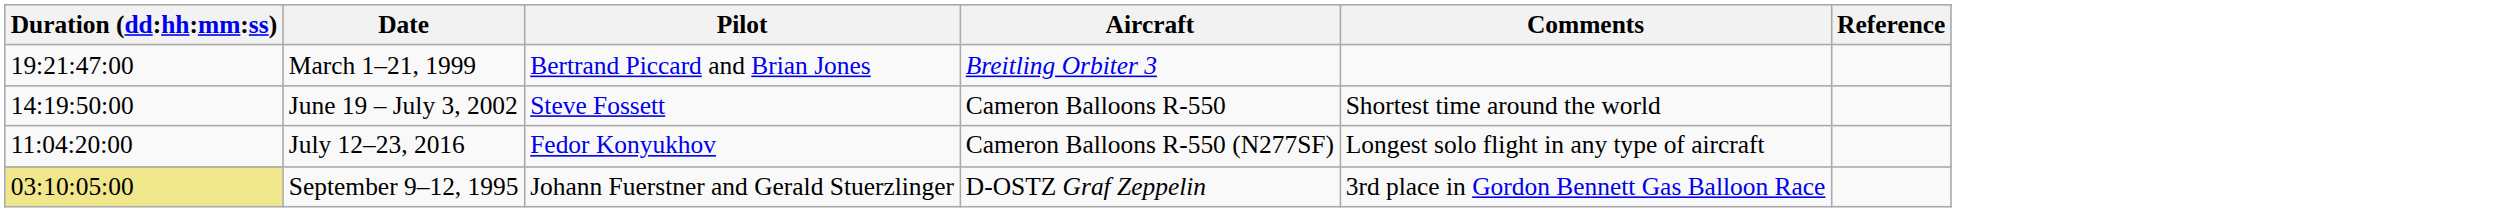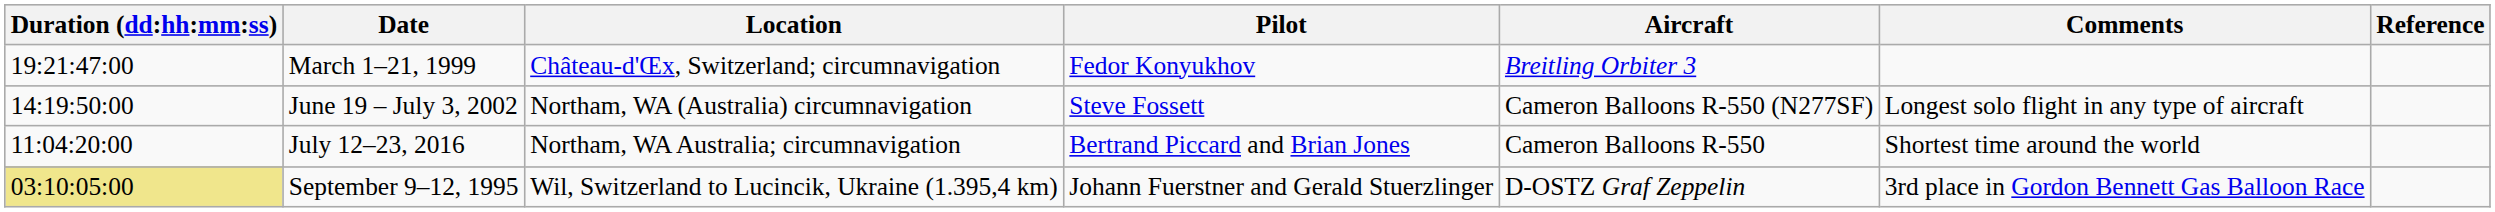+ column: (794, 24)
(700, 65) Bertrand Piccard and Brian Jones -> (1162, 65) Fedor Konyukhov
(1096, 105) Cameron Balloons R-550 -> (1689, 105) Cameron Balloons R-550 (N277SF)
(1503, 105) Shortest time around the world -> (2094, 105) Longest solo flight in any type of aircraft
(623, 145) Fedor Konyukhov -> (1240, 145) Bertrand Piccard and Brian Jones
(1150, 145) Cameron Balloons R-550 (N277SF) -> (1635, 145) Cameron Balloons R-550
(1555, 145) Longest solo flight in any type of aircraft -> (2042, 145) Shortest time around the world
